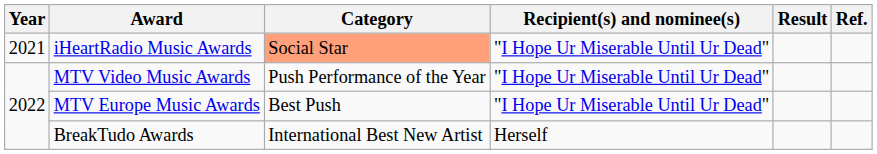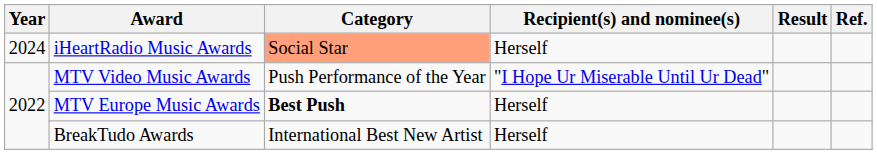(27, 47) 2021 -> (27, 47) 2024
(632, 47) "I Hope Ur Miserable Until Ur Dead" -> (521, 47) Herself
(305, 105) normal -> (307, 105) bold
(632, 105) "I Hope Ur Miserable Until Ur Dead" -> (521, 105) Herself
